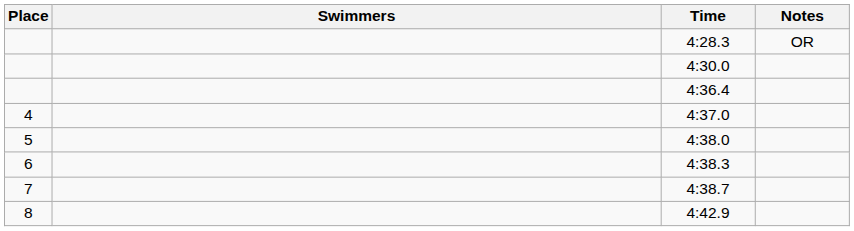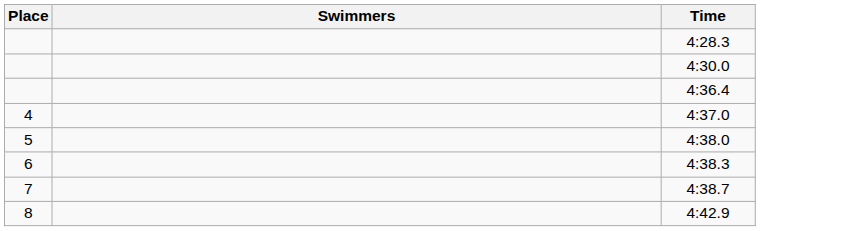- column: (802, 16)
